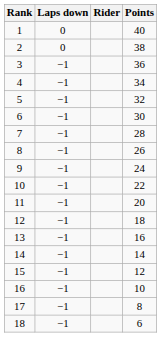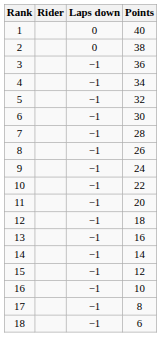columns swapped: (107, 13) <-> (63, 13)
